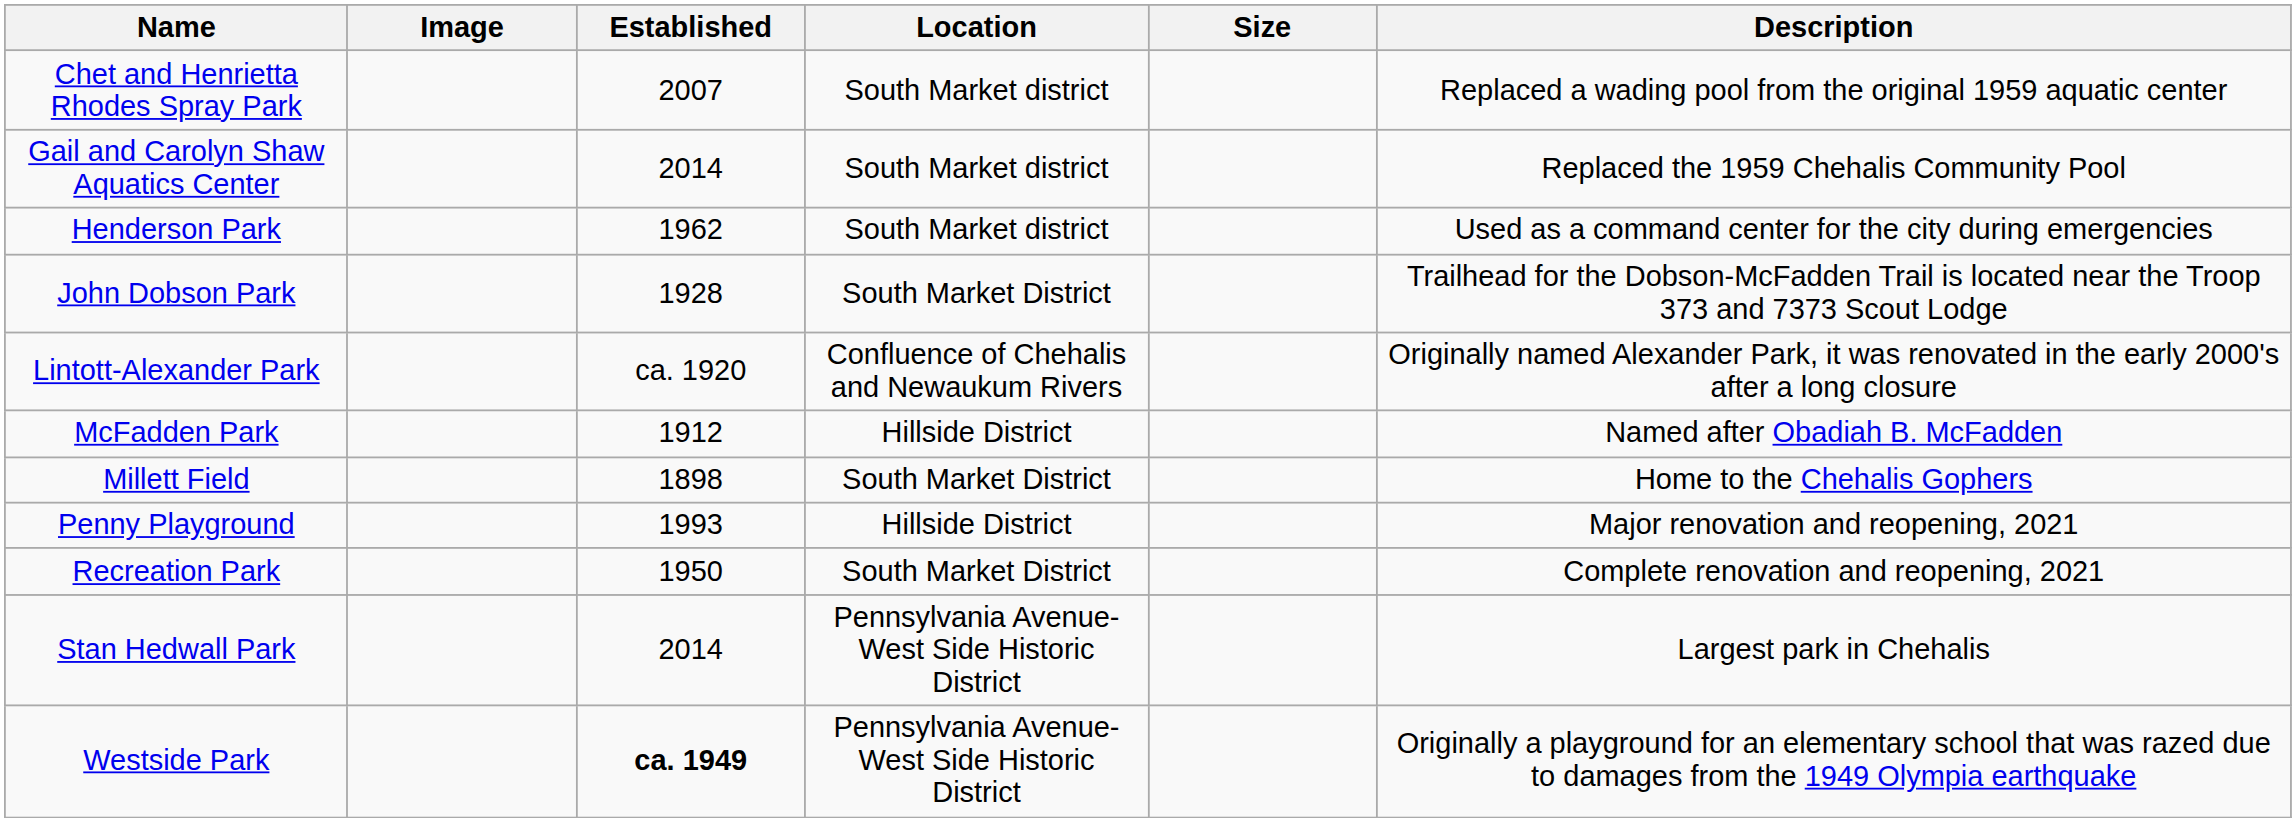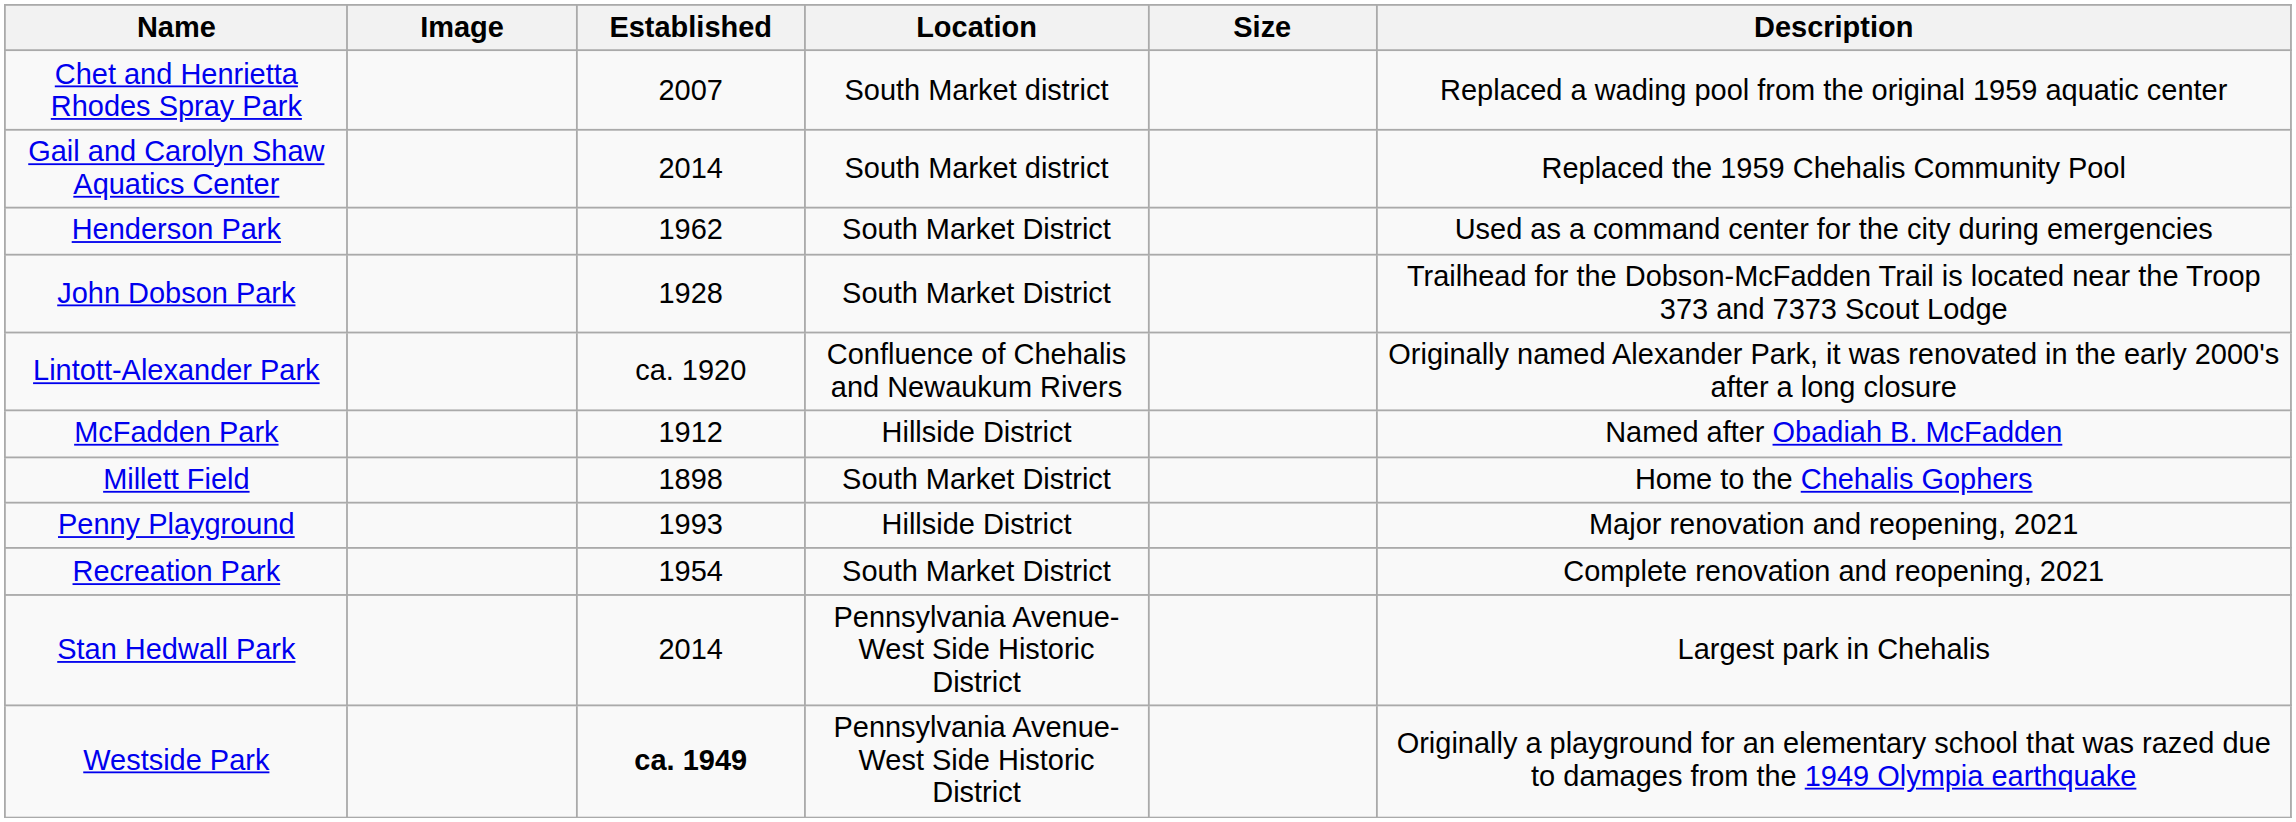(976, 230) South Market district -> (976, 230) South Market District
(691, 571) 1950 -> (691, 571) 1954
